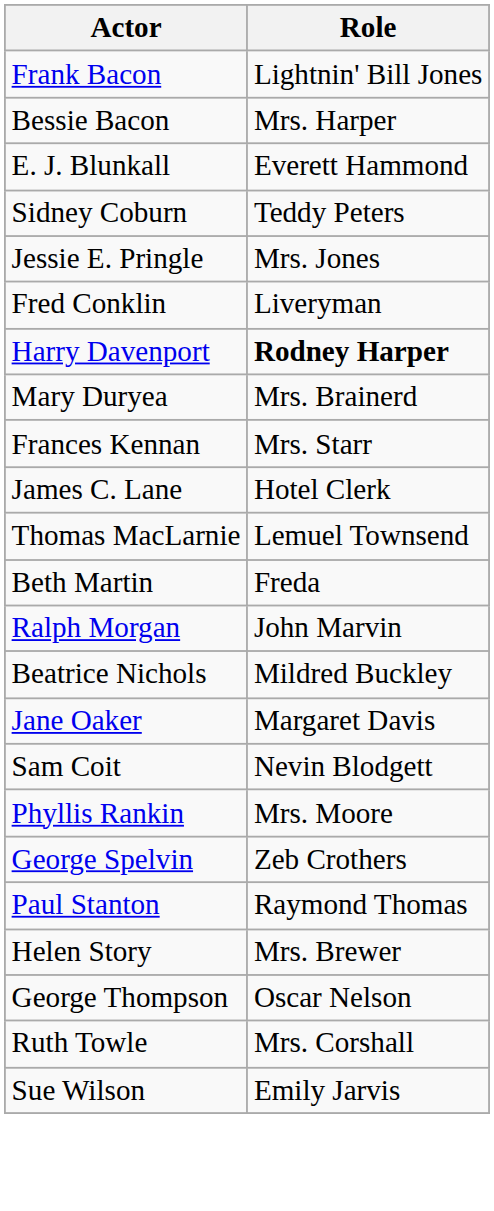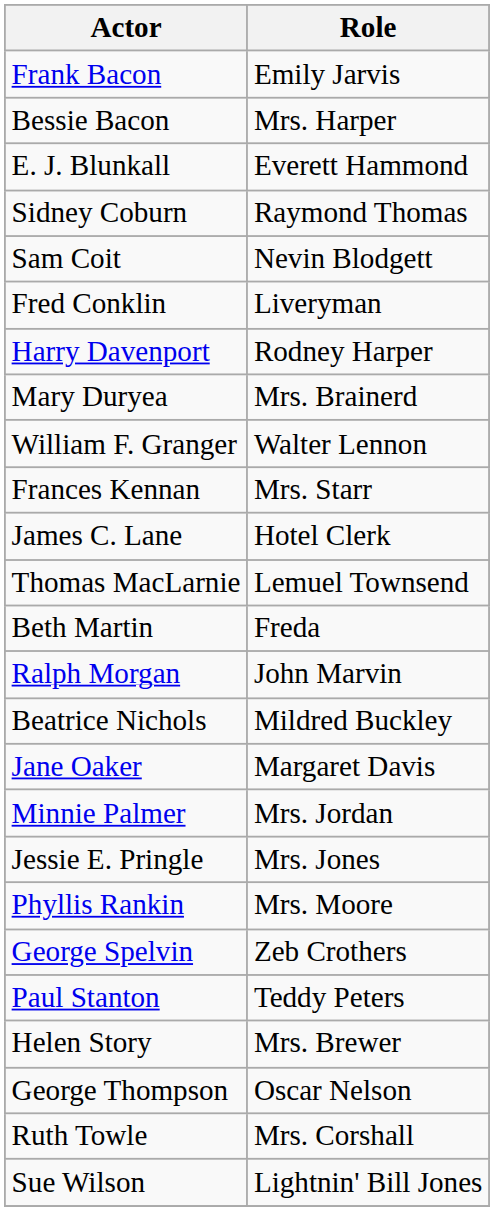(368, 73) Lightnin' Bill Jones -> (327, 73) Emily Jarvis
(329, 212) Teddy Peters -> (361, 212) Raymond Thomas
rows swapped: (66, 766) <-> (107, 258)
(351, 350) bold -> (343, 350) normal
+ row: (124, 443)
+ row: (99, 812)
(361, 905) Raymond Thomas -> (329, 997) Teddy Peters
(327, 1089) Emily Jarvis -> (368, 1182) Lightnin' Bill Jones
